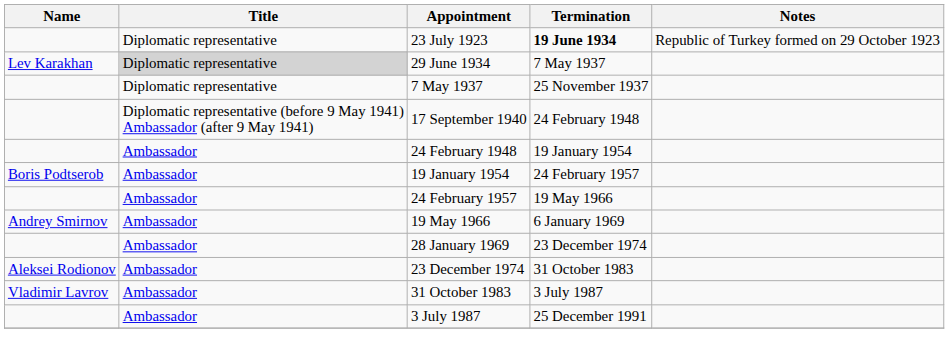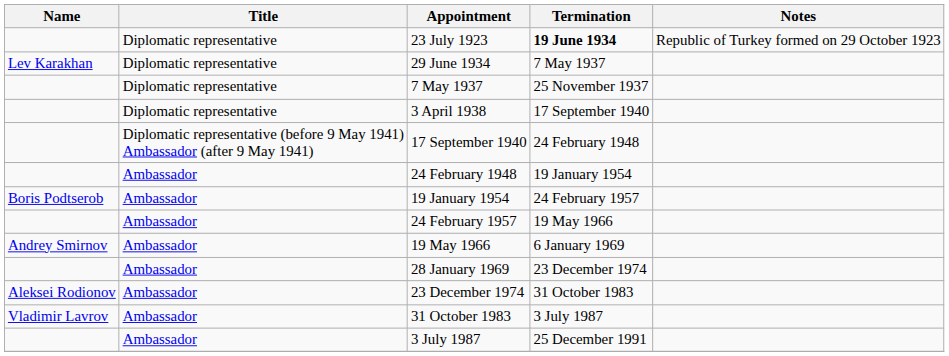(200, 63) lightgrey background -> (200, 63) no background
+ row: (448, 110)
